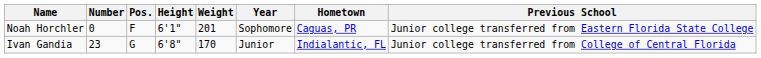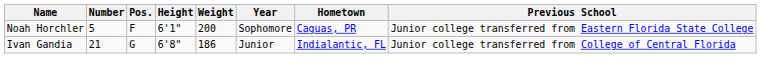(92, 29) 0 -> (92, 29) 5
(207, 29) 201 -> (207, 29) 200
(95, 45) 23 -> (95, 45) 21
(207, 45) 170 -> (207, 45) 186
